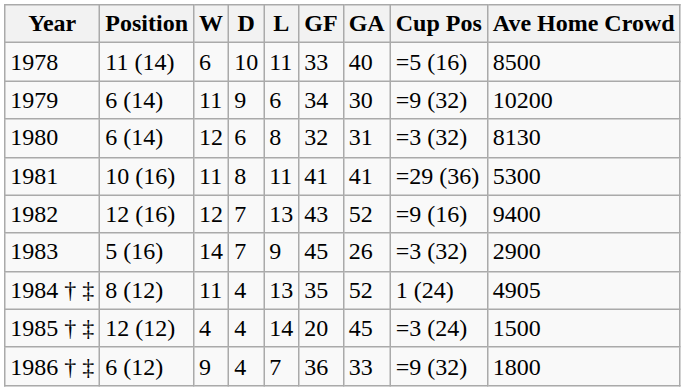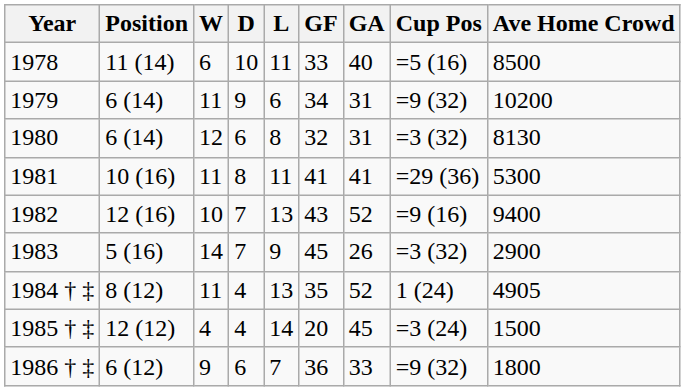(361, 99) 30 -> (361, 99) 31
(211, 213) 12 -> (211, 213) 10
(240, 366) 4 -> (240, 366) 6
